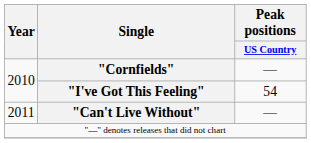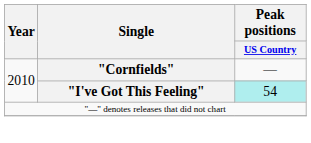(270, 91) no background -> (270, 91) paleturquoise background
- row: (136, 112)
